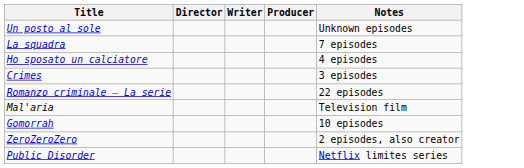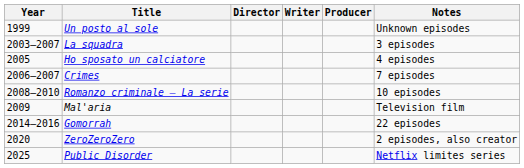+ column: (33, 12)
(348, 44) 7 episodes -> (406, 44) 3 episodes
(348, 76) 3 episodes -> (406, 76) 7 episodes
(351, 92) 22 episodes -> (409, 92) 10 episodes
(351, 124) 10 episodes -> (409, 124) 22 episodes
